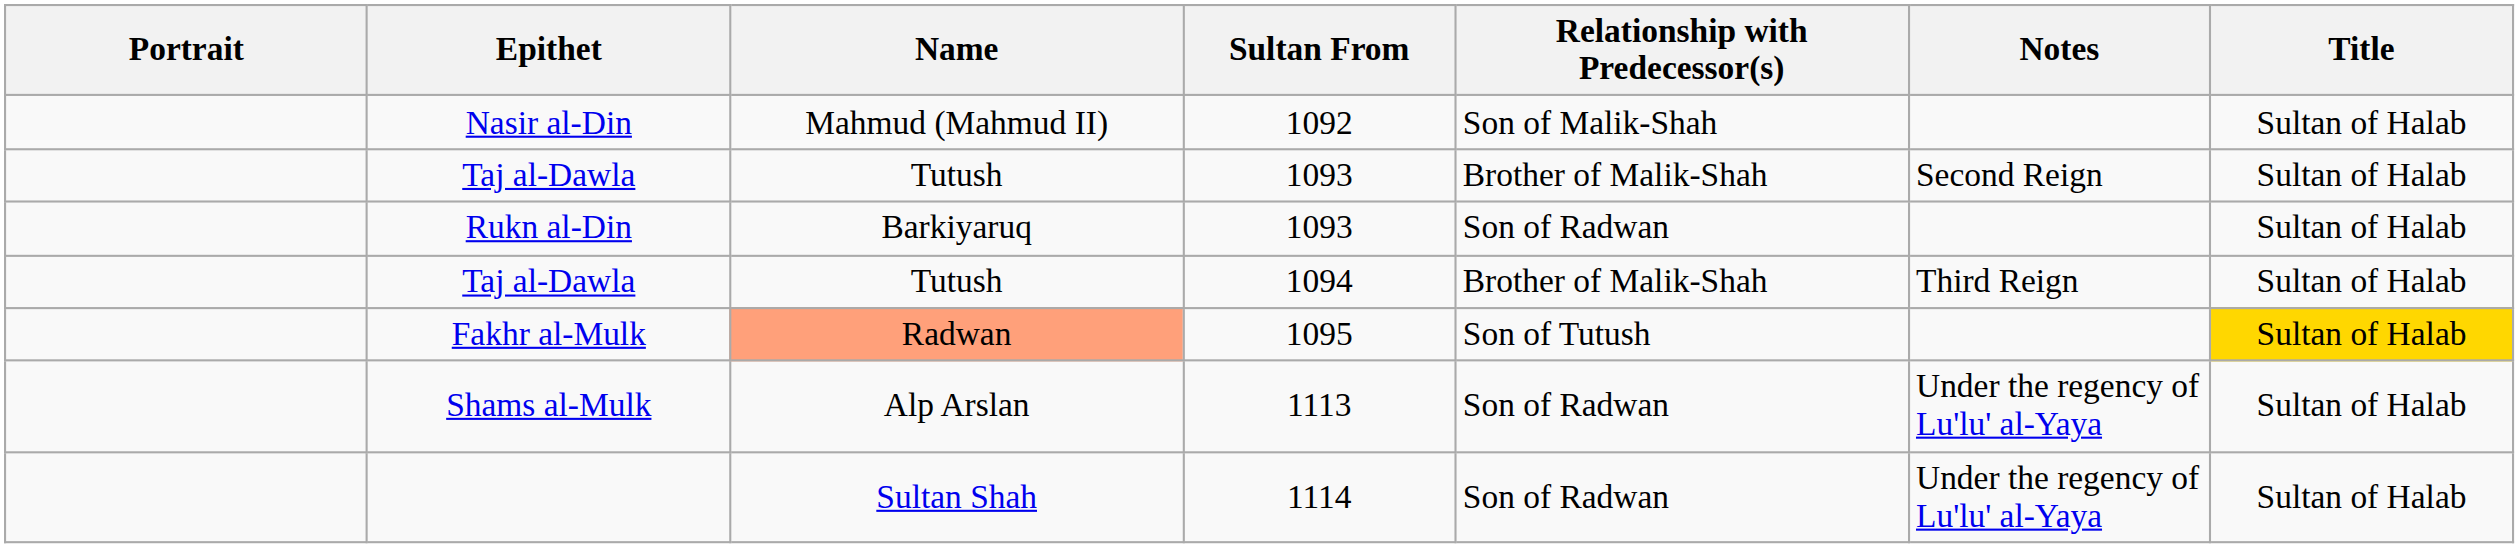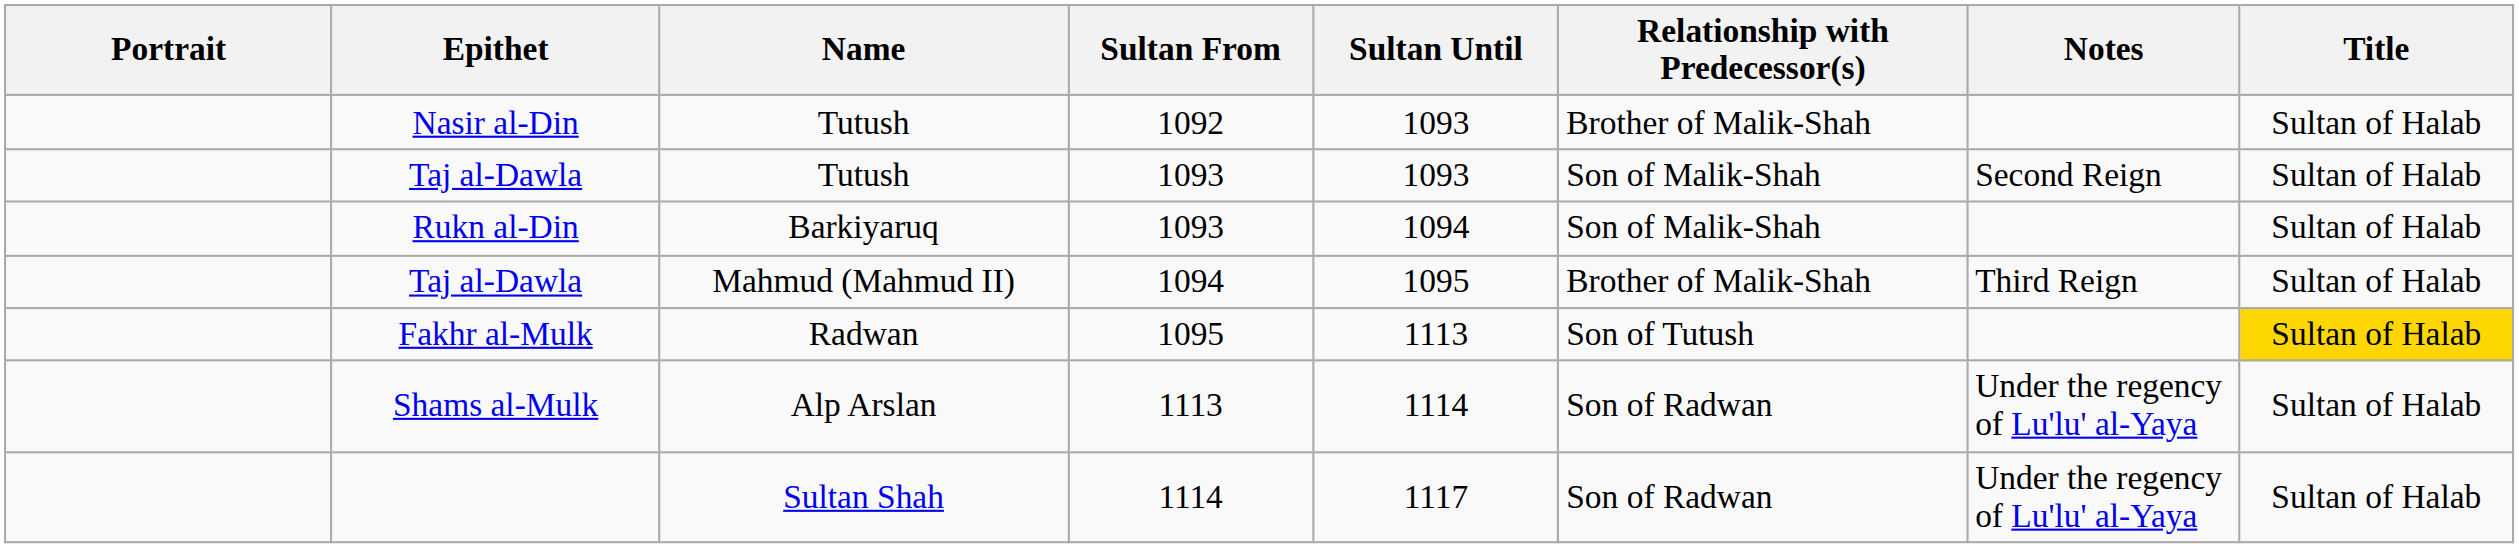+ column: (1436, 49)
(957, 121) Mahmud (Mahmud II) -> (864, 121) Tutush
(1590, 121) Son of Malik-Shah -> (1719, 121) Brother of Malik-Shah
(1615, 174) Brother of Malik-Shah -> (1694, 174) Son of Malik-Shah
(1566, 227) Son of Radwan -> (1694, 227) Son of Malik-Shah
(957, 280) Tutush -> (864, 280) Mahmud (Mahmud II)
(957, 333) lightsalmon background -> (864, 333) no background
